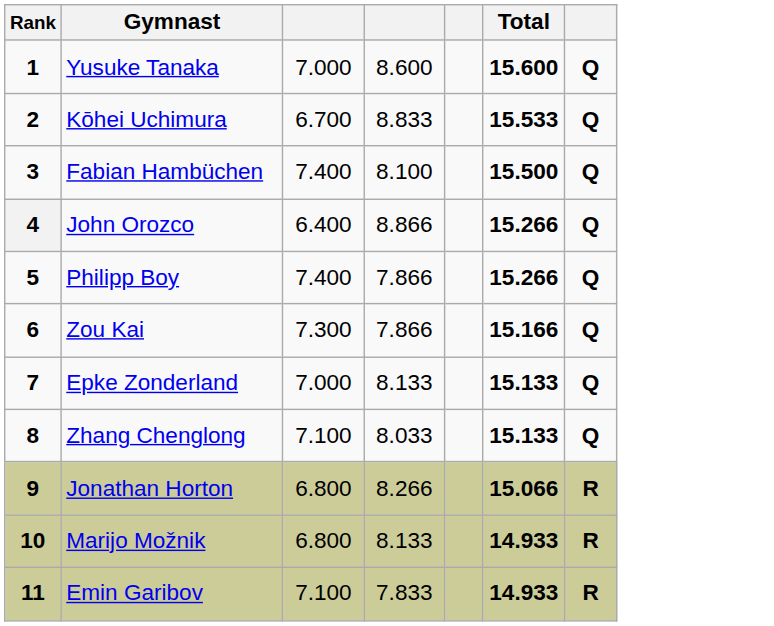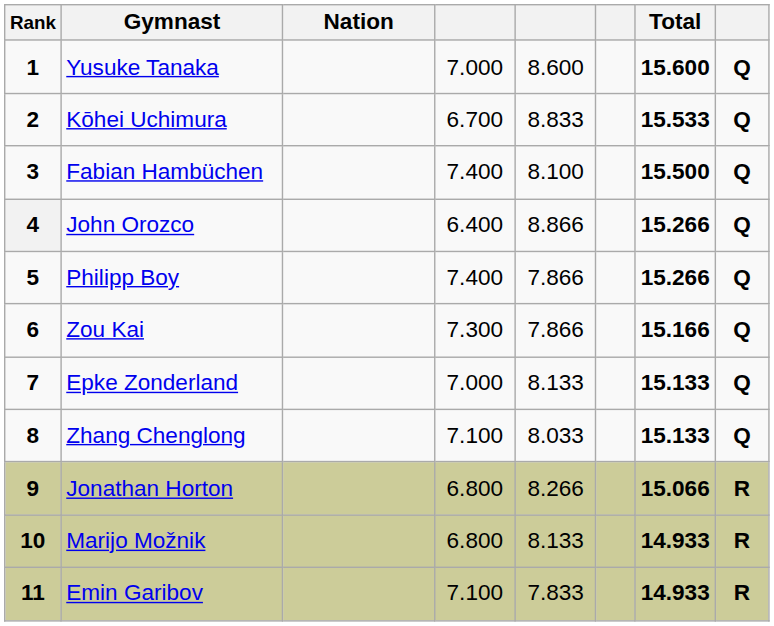+ column: (359, 22)
